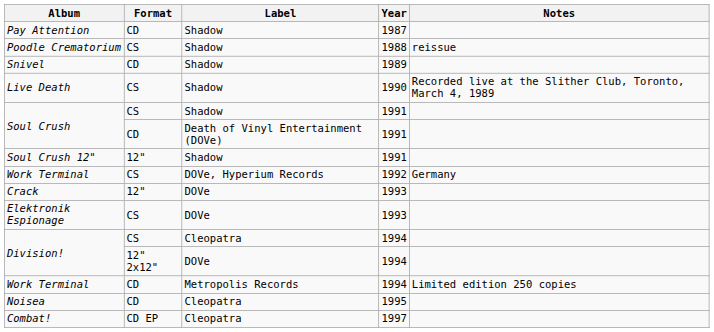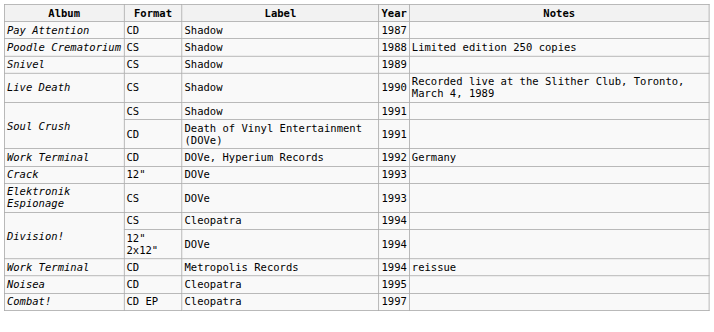(434, 47) reissue -> (494, 47) Limited edition 250 copies
(133, 64) CD -> (133, 64) CS
- row: (51, 157)
(133, 175) CS -> (133, 157) CD
(494, 285) Limited edition 250 copies -> (434, 268) reissue
